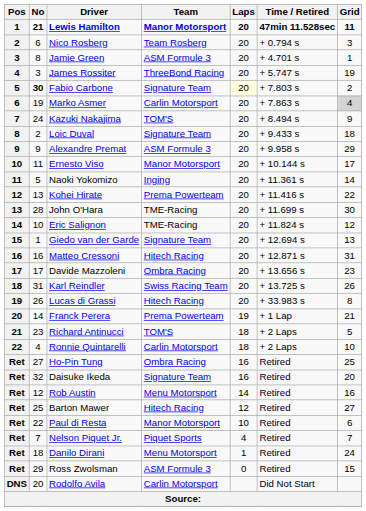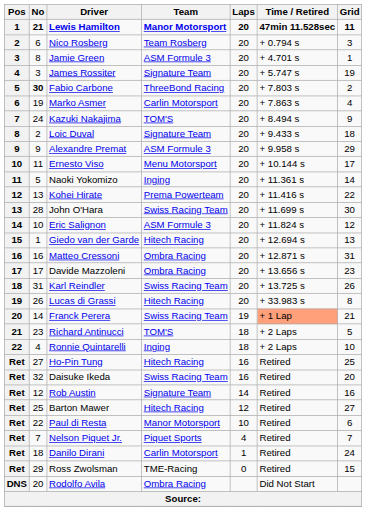(184, 72) ThreeBond Racing -> (177, 72) Signature Team
(177, 88) Signature Team -> (184, 88) ThreeBond Racing
(244, 88) lightyellow background -> (244, 88) no background
(350, 103) lightgrey background -> (350, 103) no background
(182, 164) Manor Motorsport -> (180, 164) Menu Motorsport
(171, 209) TME-Racing -> (186, 209) Swiss Racing Team
(171, 225) TME-Racing -> (177, 225) ASM Formule 3
(177, 240) Signature Team -> (174, 240) Hitech Racing
(174, 255) Hitech Racing -> (175, 255) Ombra Racing
(184, 316) Prema Powerteam -> (186, 316) Swiss Racing Team
(276, 316) no background -> (276, 316) lightsalmon background
(181, 346) Carlin Motorsport -> (157, 346) Inging
(175, 362) Ombra Racing -> (174, 362) Hitech Racing
(177, 377) Signature Team -> (186, 377) Swiss Racing Team
(180, 392) Menu Motorsport -> (177, 392) Signature Team
(180, 453) Menu Motorsport -> (181, 453) Carlin Motorsport
(177, 468) ASM Formule 3 -> (171, 468) TME-Racing
(181, 483) Carlin Motorsport -> (175, 483) Ombra Racing
